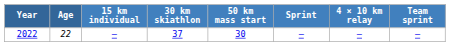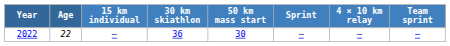(177, 35) 37 -> (177, 35) 36
